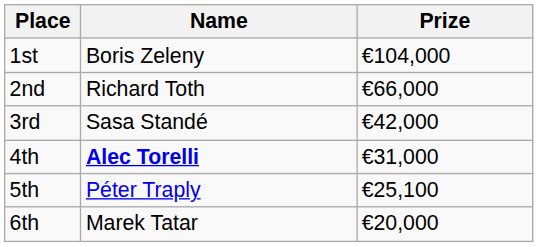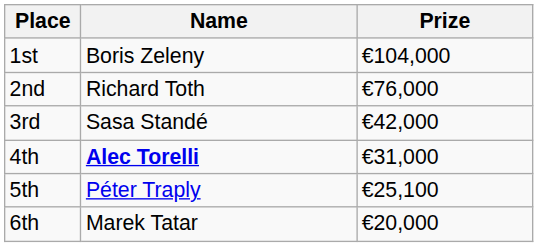(400, 88) €66,000 -> (400, 88) €76,000
